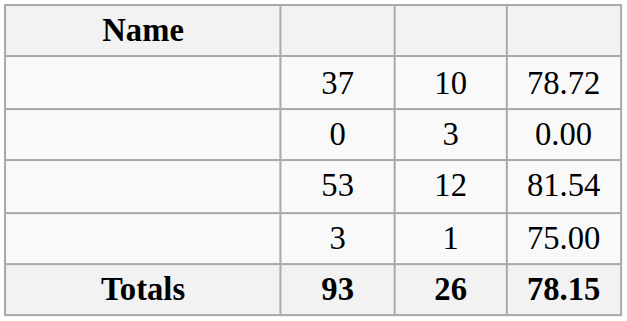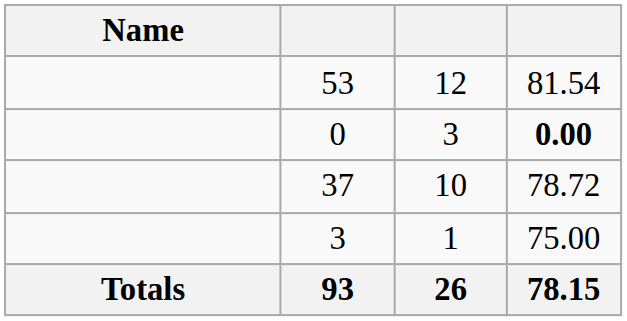rows swapped: (338, 185) <-> (338, 82)
(564, 133) normal -> (564, 133) bold
